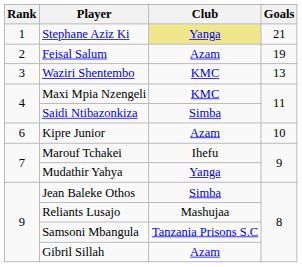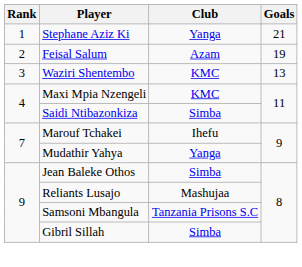(205, 34) khaki background -> (205, 34) no background
- row: (74, 133)
(205, 251) Azam -> (205, 232) Simba
